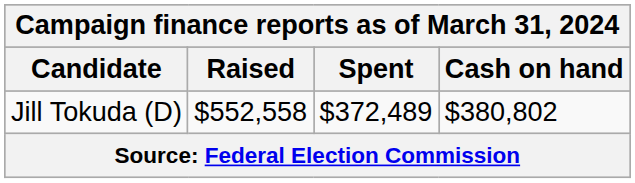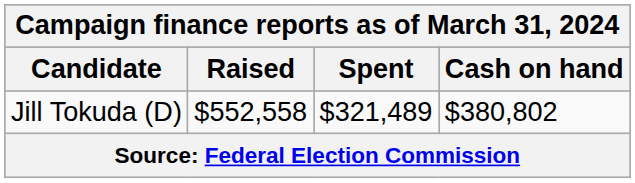(376, 111) $372,489 -> (376, 111) $321,489
